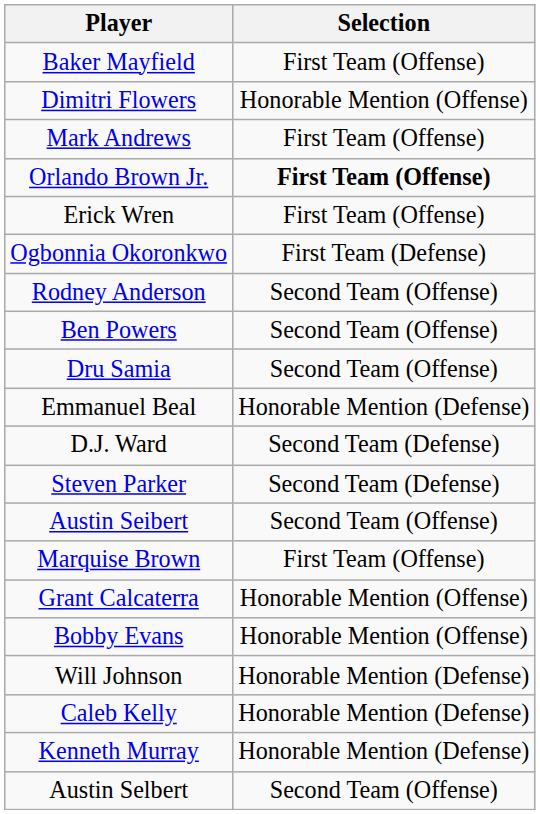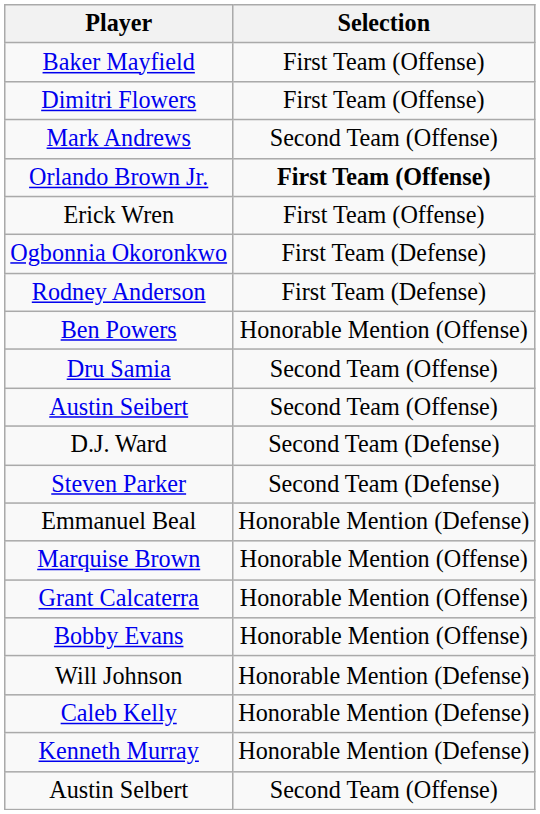(384, 100) Honorable Mention (Offense) -> (384, 100) First Team (Offense)
(384, 138) First Team (Offense) -> (384, 138) Second Team (Offense)
(384, 291) Second Team (Offense) -> (384, 291) First Team (Defense)
(384, 330) Second Team (Offense) -> (384, 330) Honorable Mention (Offense)
rows swapped: (119, 521) <-> (119, 406)
(384, 560) First Team (Offense) -> (384, 560) Honorable Mention (Offense)
